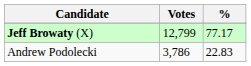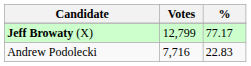(176, 52) 3,786 -> (176, 52) 7,716
